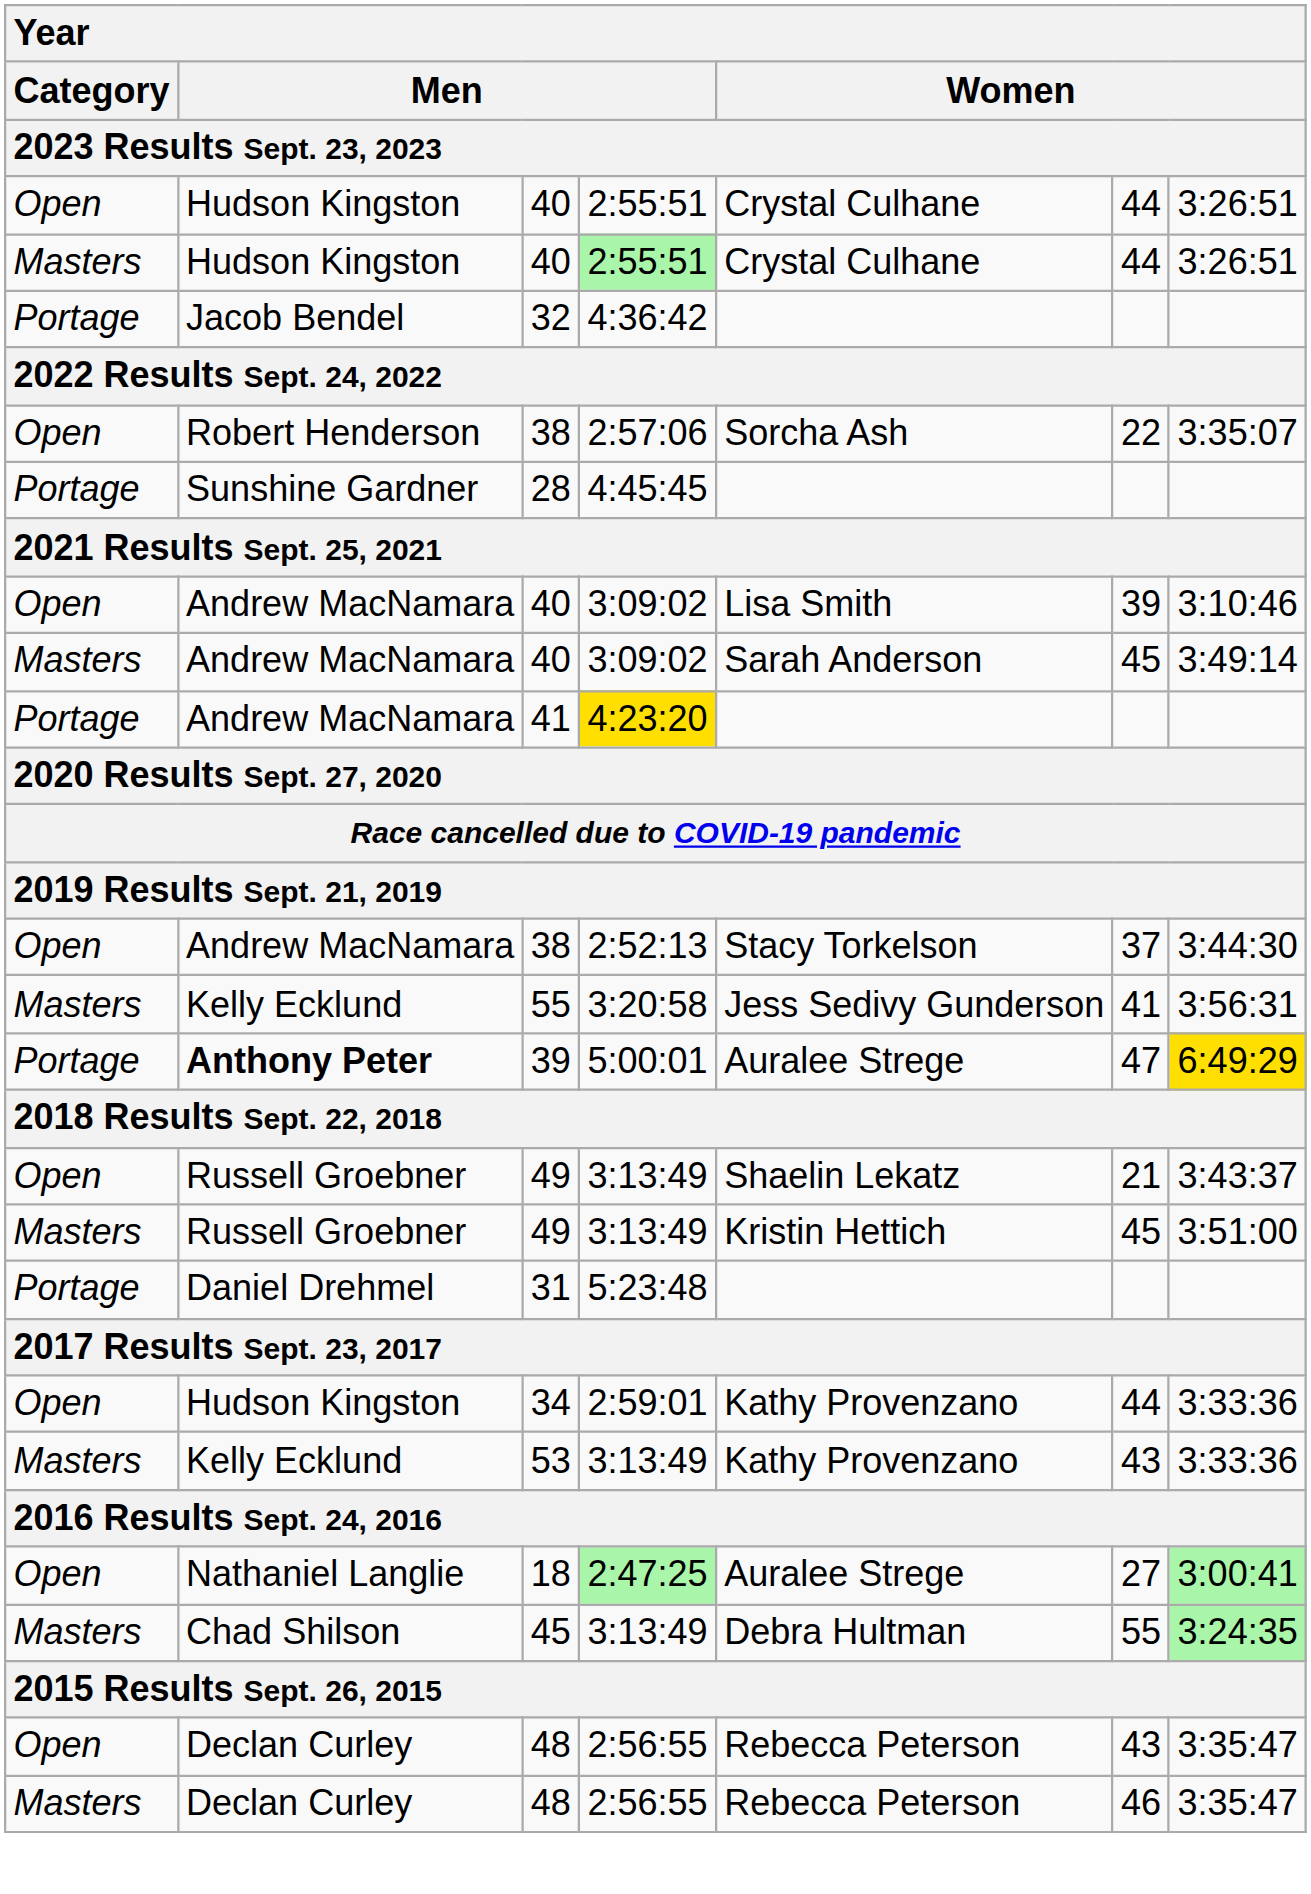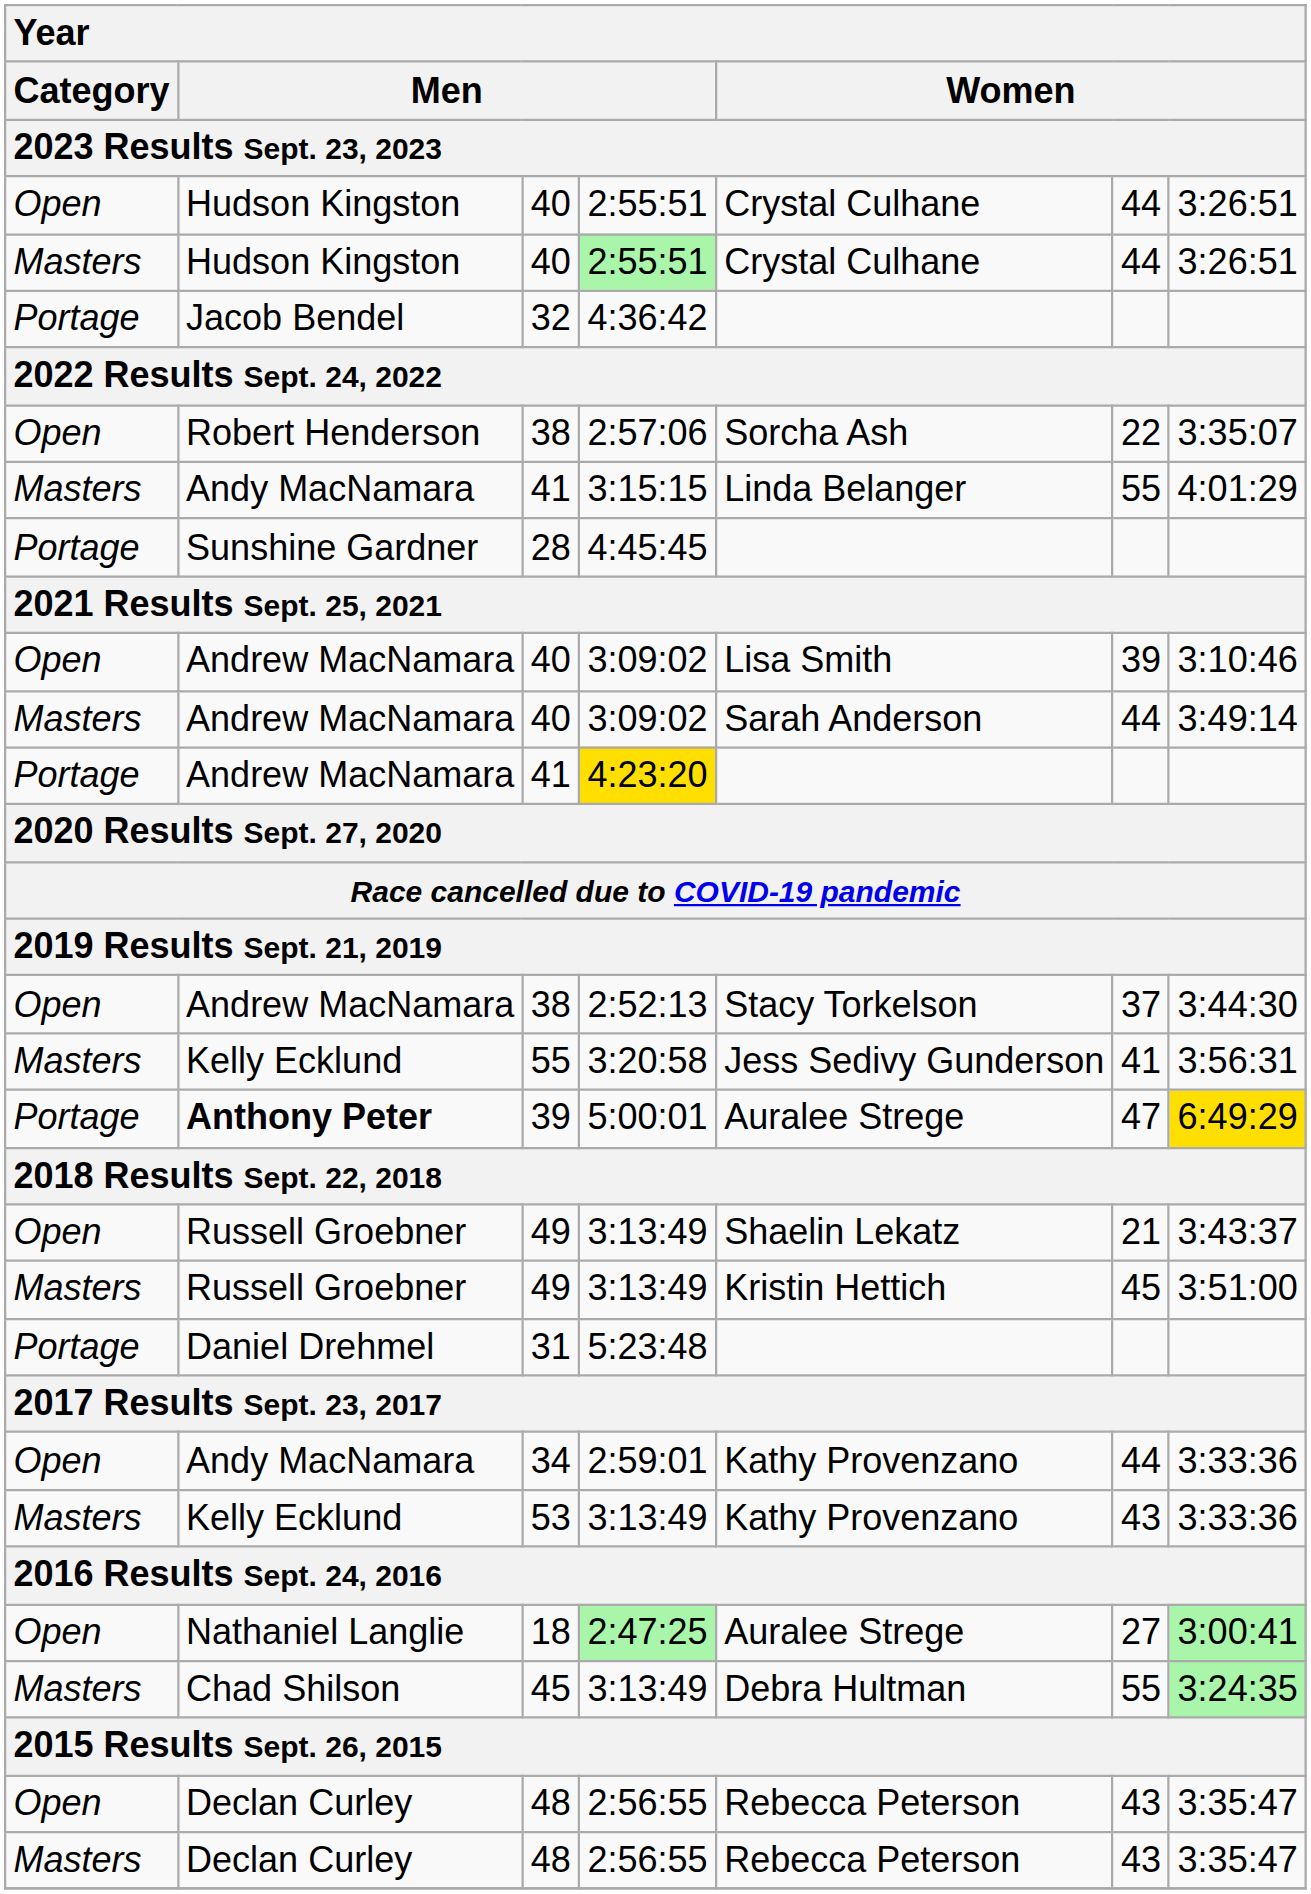+ row: (77, 489)
(1141, 661) 45 -> (1141, 718) 44
(323, 1403) Hudson Kingston -> (330, 1460) Andy MacNamara
(1141, 1802) 46 -> (1141, 1860) 43
